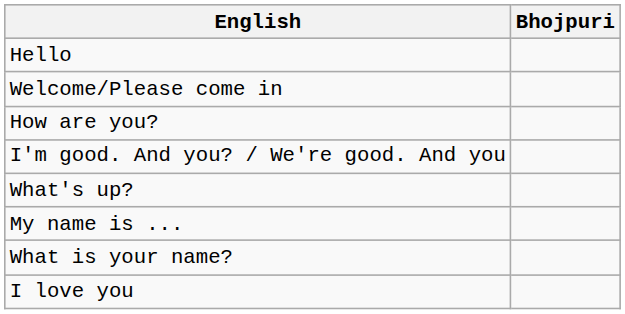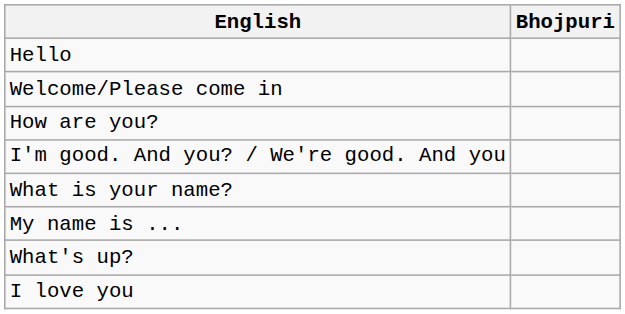rows swapped: (121, 257) <-> (72, 190)
